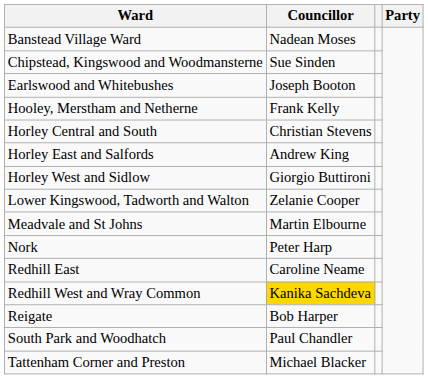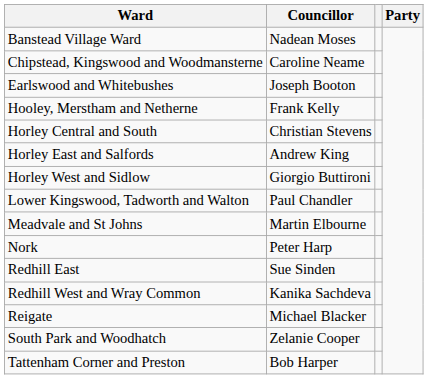(302, 62) Sue Sinden -> (317, 62) Caroline Neame
(315, 200) Zelanie Cooper -> (311, 200) Paul Chandler
(317, 270) Caroline Neame -> (302, 270) Sue Sinden
(320, 293) gold background -> (320, 293) no background
(304, 316) Bob Harper -> (318, 316) Michael Blacker
(311, 339) Paul Chandler -> (315, 339) Zelanie Cooper
(318, 362) Michael Blacker -> (304, 362) Bob Harper
